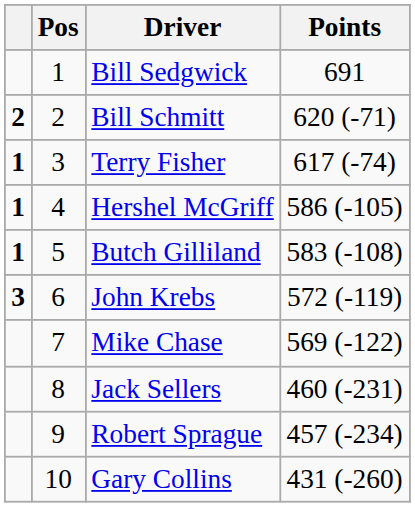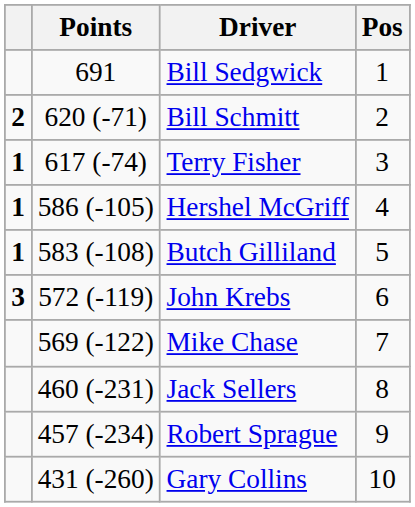columns swapped: (58, 27) <-> (345, 27)
